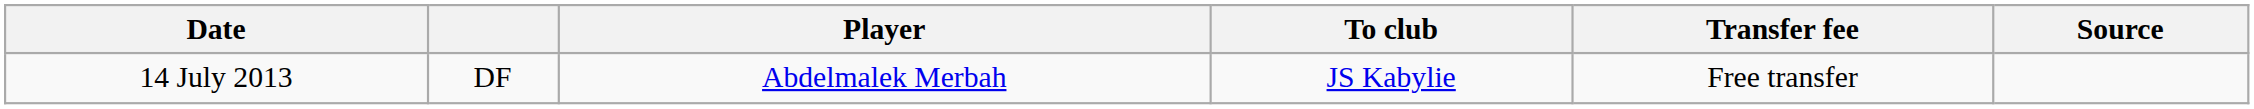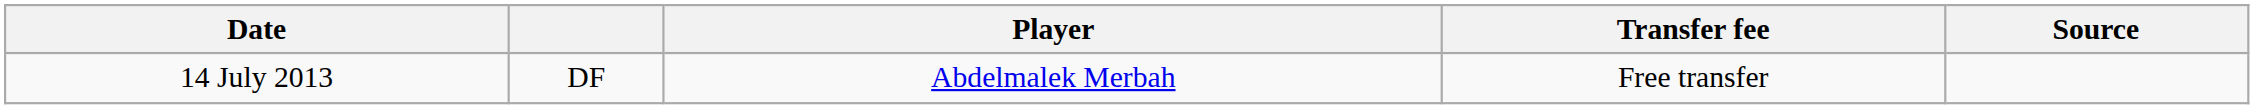- column: (1391, 28)
